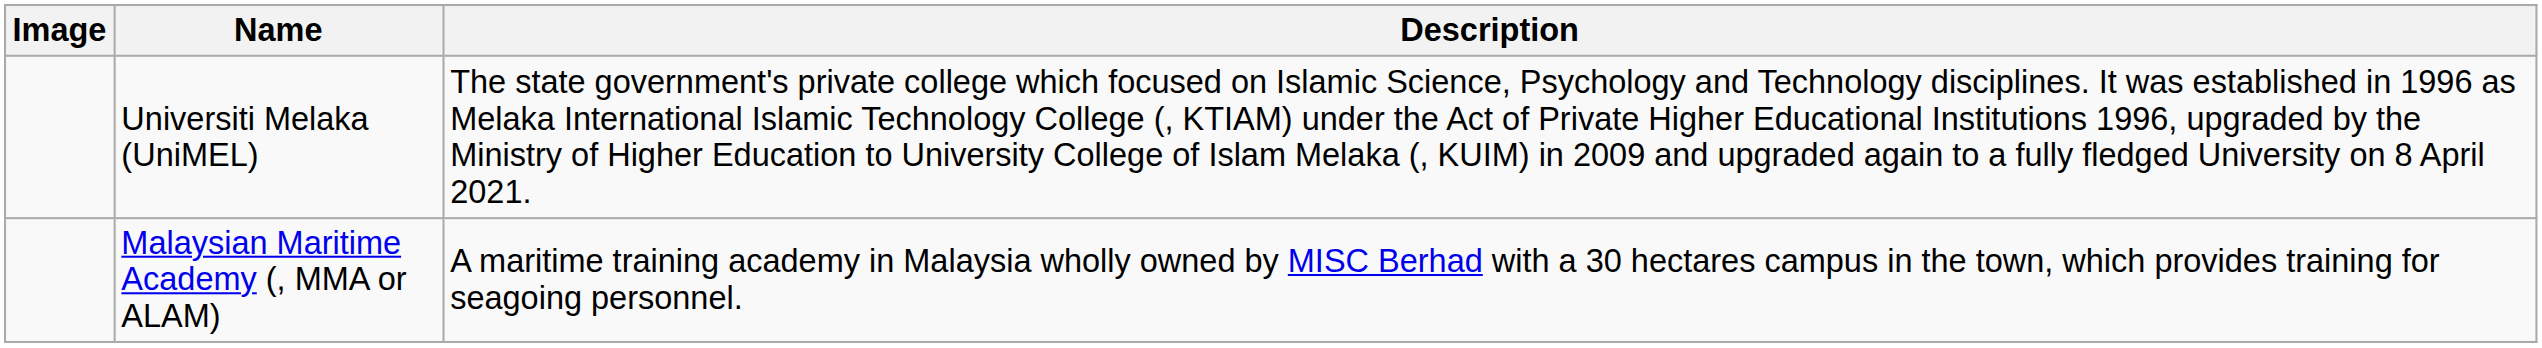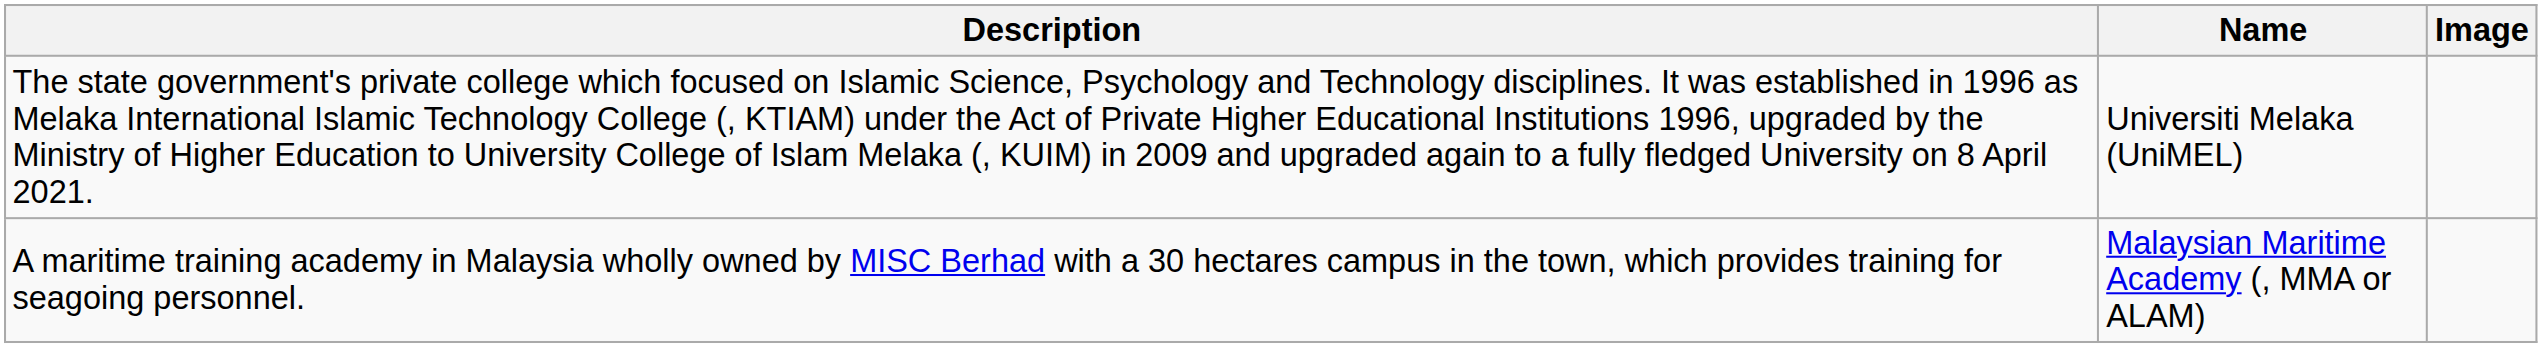columns swapped: (59, 30) <-> (1490, 30)
